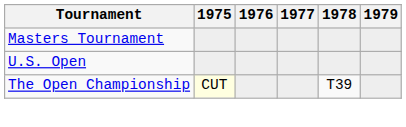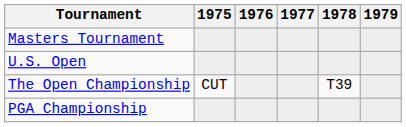(214, 87) lightyellow background -> (214, 87) no background
+ row: (77, 110)
